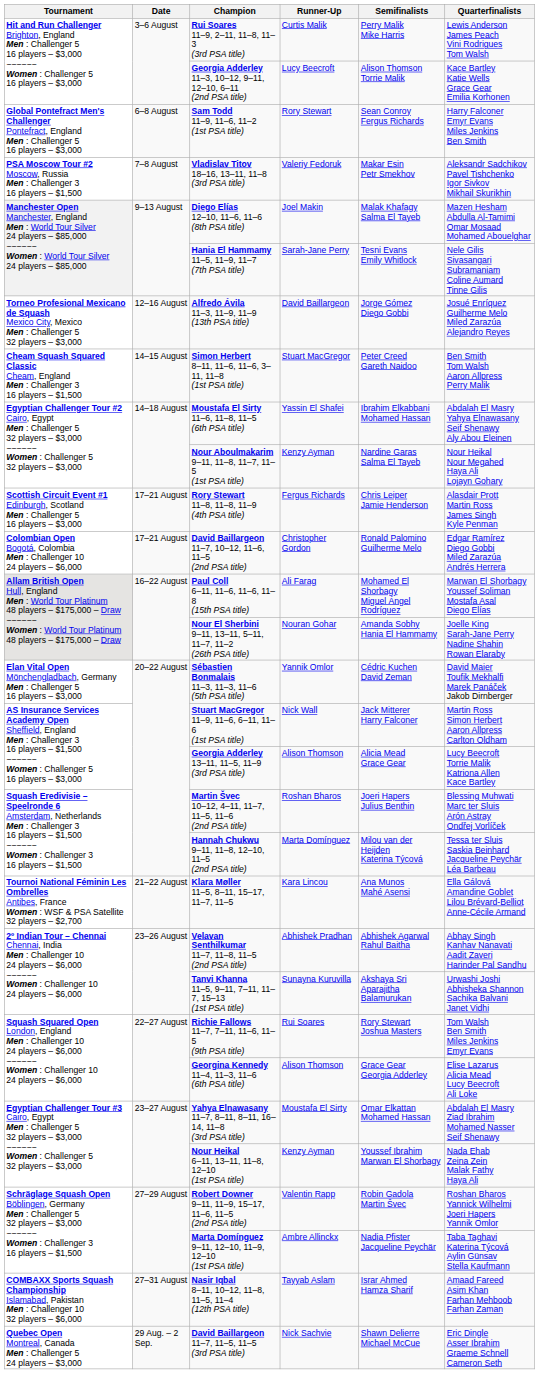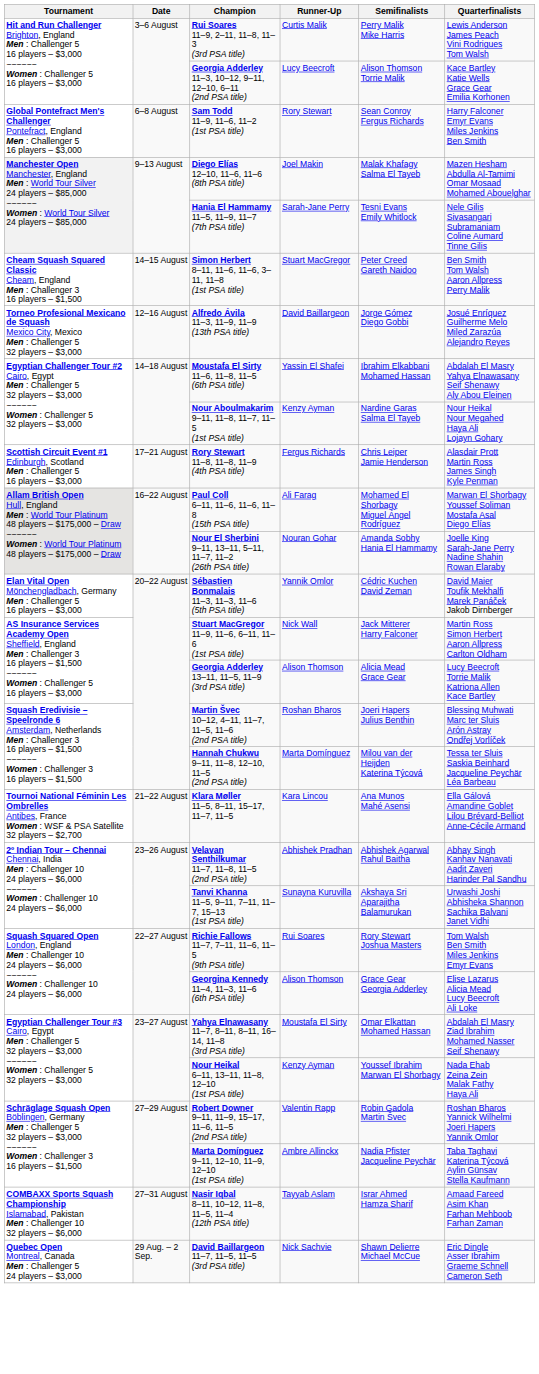- row: (229, 174)
rows swapped: (231, 371) <-> (224, 313)
- row: (228, 553)
